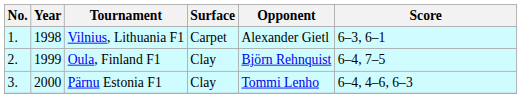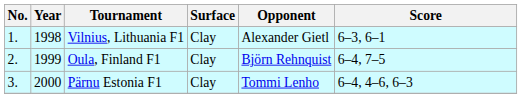(209, 37) Carpet -> (203, 37) Clay
